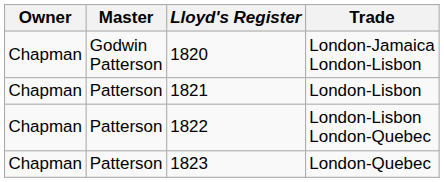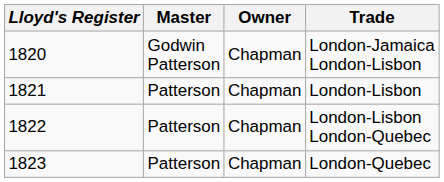columns swapped: (236, 17) <-> (45, 17)
